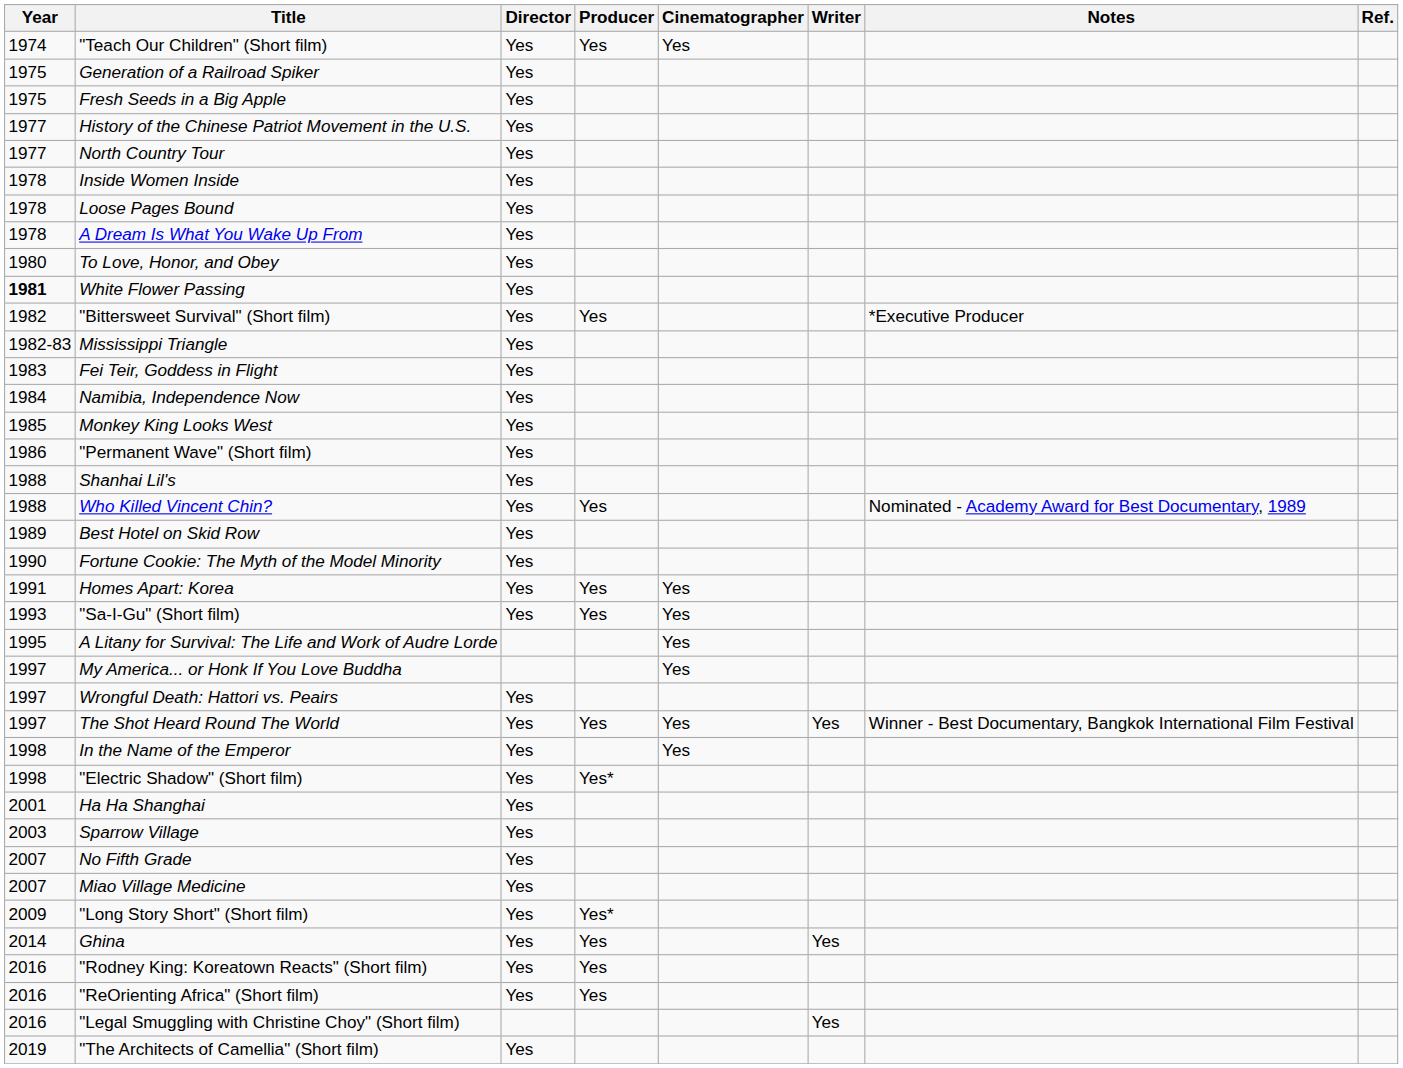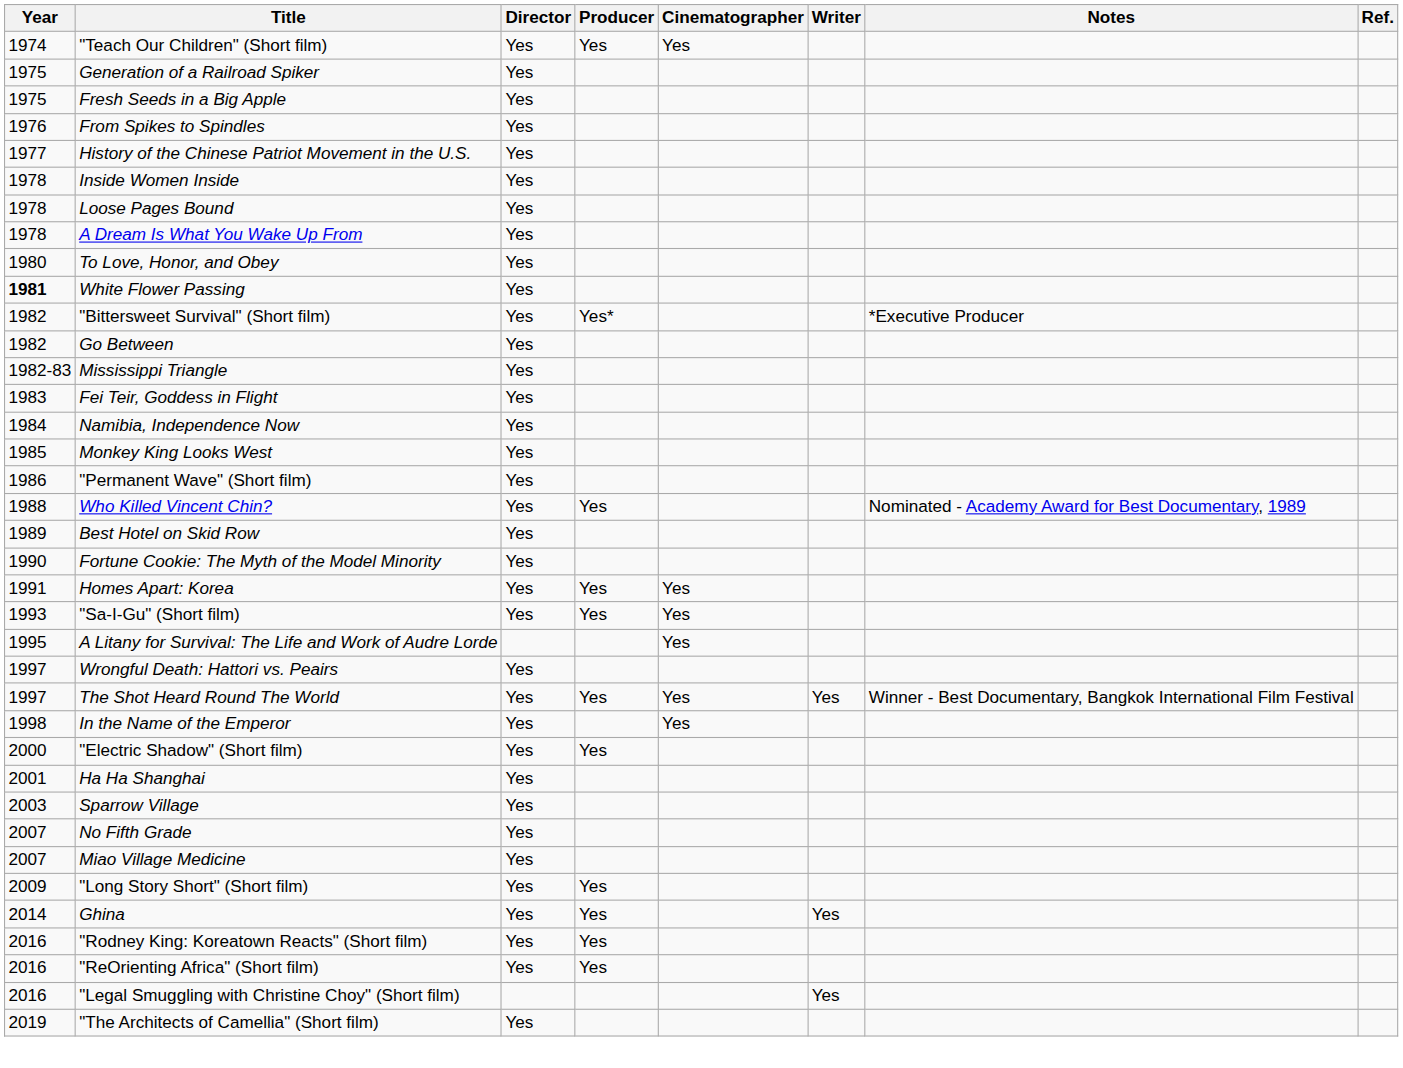+ row: (172, 126)
- row: (152, 153)
(593, 316) Yes -> (596, 316) Yes*
+ row: (126, 343)
- row: (127, 479)
- row: (241, 669)
(28, 778) 1998 -> (28, 751) 2000
(596, 778) Yes* -> (593, 751) Yes
(596, 914) Yes* -> (593, 886) Yes
